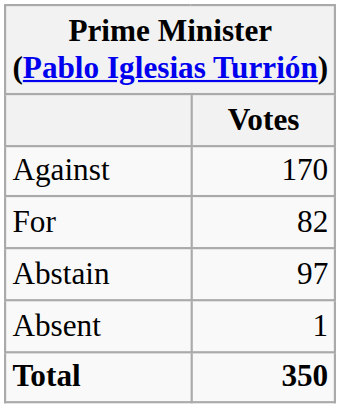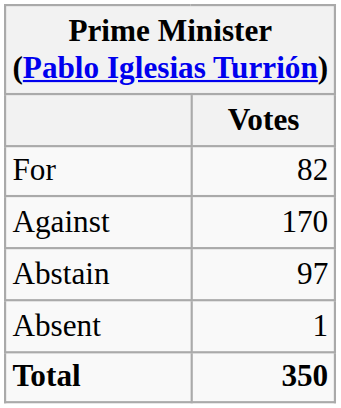rows swapped: (34, 222) <-> (61, 170)
